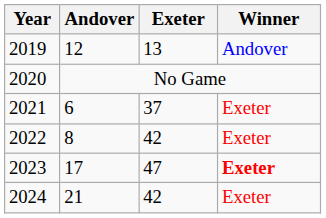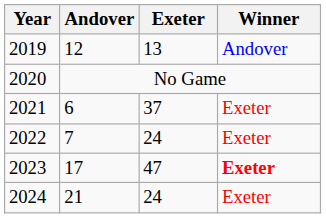(69, 138) 8 -> (69, 138) 7
(153, 138) 42 -> (153, 138) 24
(153, 197) 42 -> (153, 197) 24
